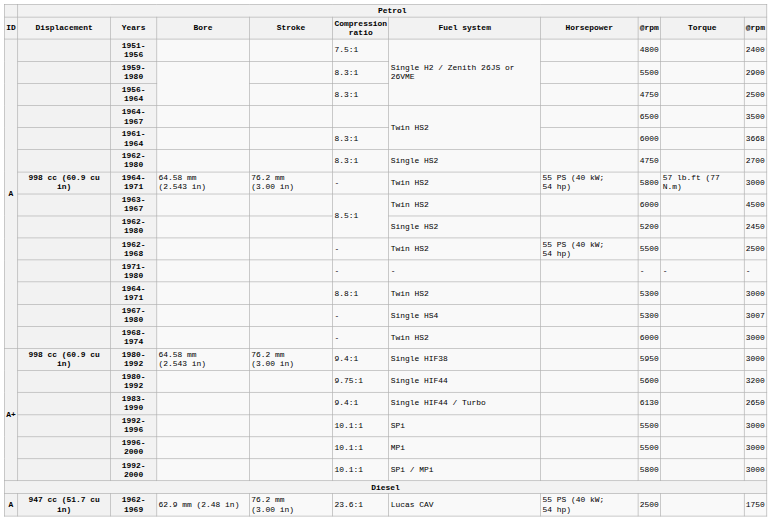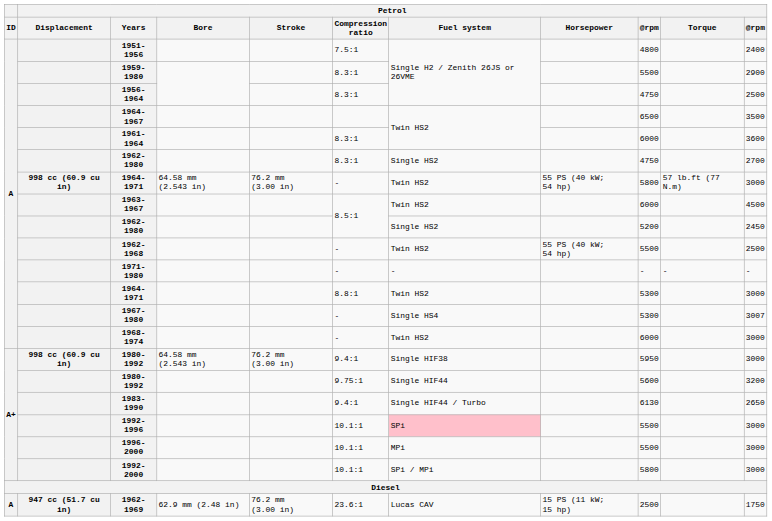(755, 139) 3668 -> (755, 139) 3600
(398, 426) no background -> (398, 426) pink background
(573, 505) 55 PS (40 kW; 54 hp) -> (573, 505) 15 PS (11 kW; 15 hp)
